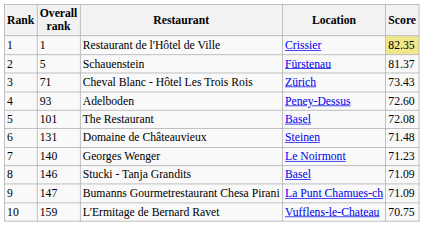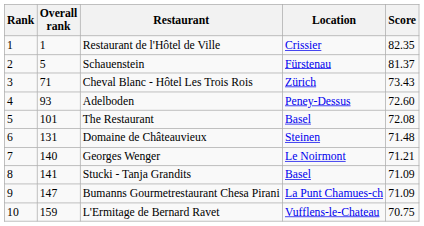(401, 45) khaki background -> (401, 45) no background
(401, 156) 71.23 -> (401, 156) 71.21
(48, 175) 146 -> (48, 175) 141
